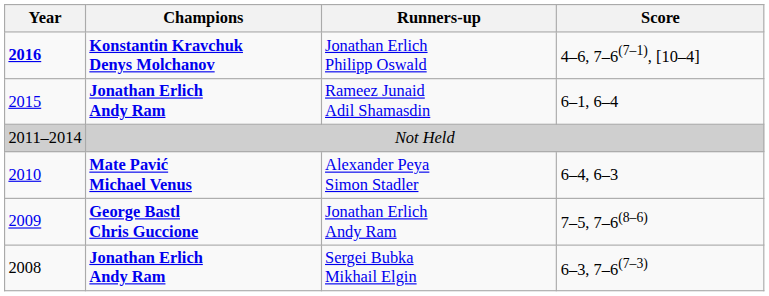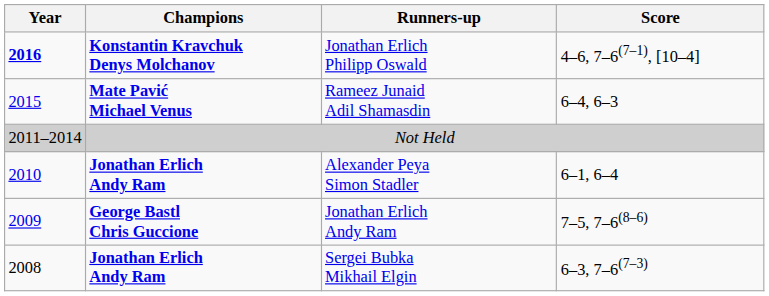(146, 101) Jonathan Erlich Andy Ram -> (141, 101) Mate Pavić Michael Venus
(589, 101) 6–1, 6–4 -> (589, 101) 6–4, 6–3
(141, 175) Mate Pavić Michael Venus -> (146, 175) Jonathan Erlich Andy Ram
(589, 175) 6–4, 6–3 -> (589, 175) 6–1, 6–4
